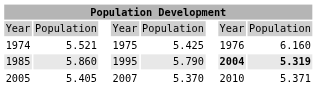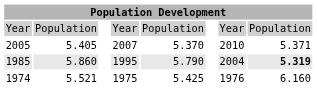rows swapped: (18, 45) <-> (18, 78)
(232, 62) bold -> (232, 62) normal
